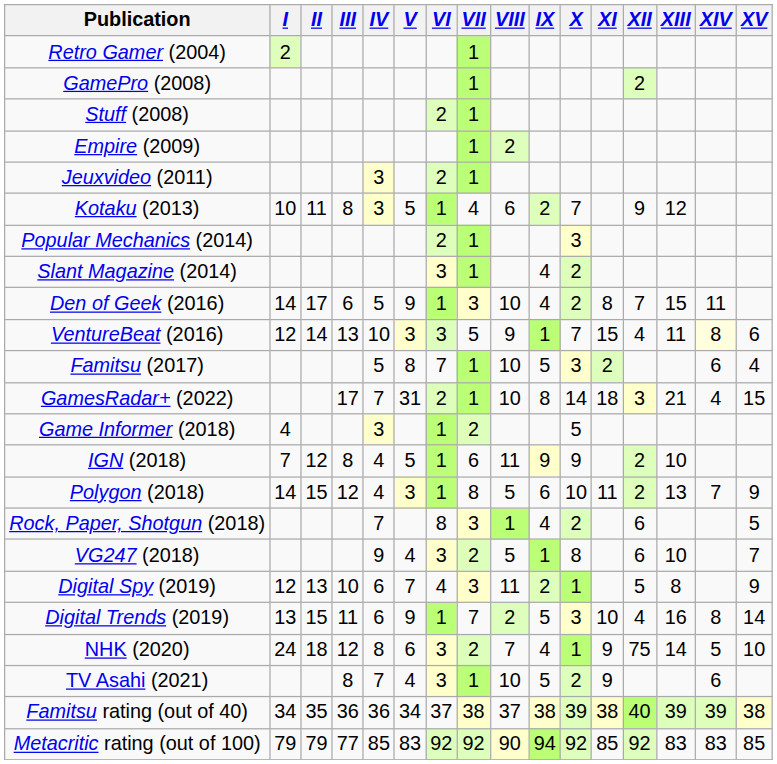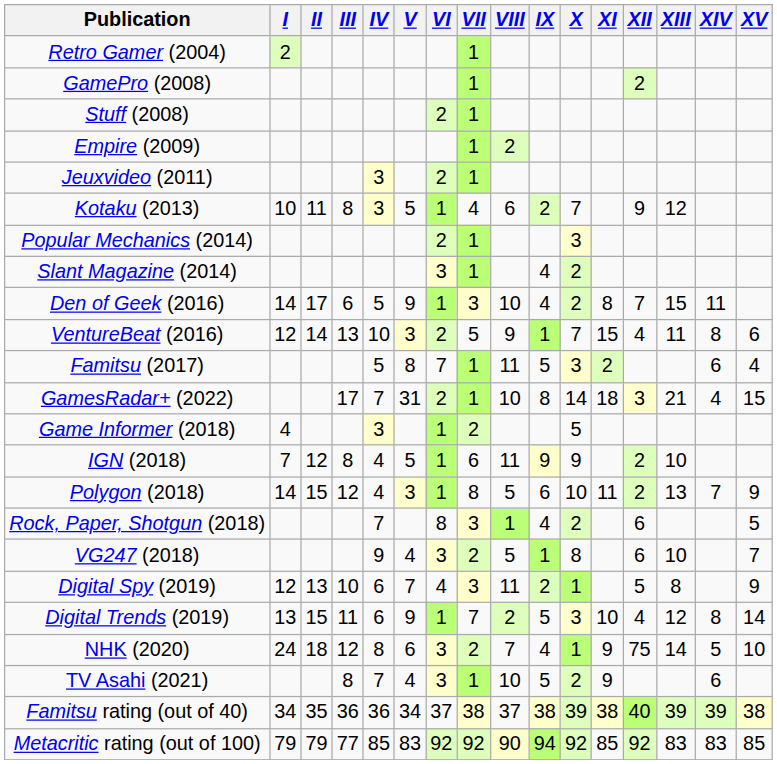(441, 334) 3 -> (441, 334) 2
(716, 334) lightyellow background -> (716, 334) no background
(510, 366) 10 -> (510, 366) 11
(676, 618) 16 -> (676, 618) 12
